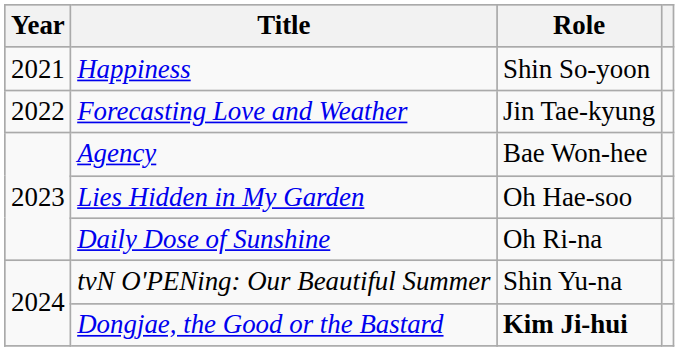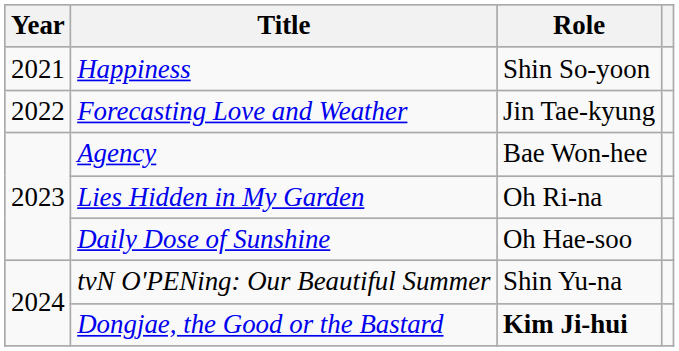(568, 196) Oh Hae-soo -> (553, 196) Oh Ri-na
(553, 238) Oh Ri-na -> (568, 238) Oh Hae-soo
